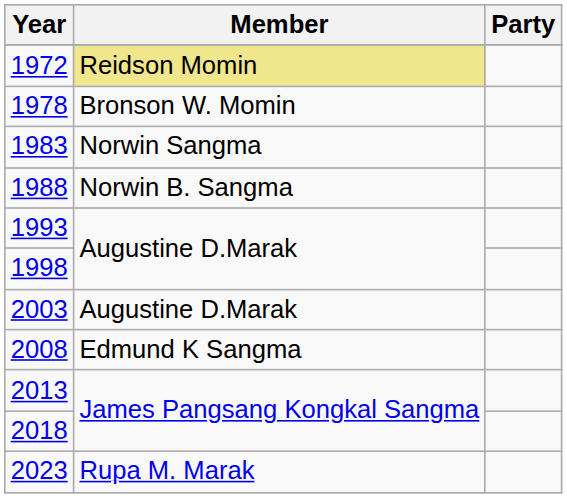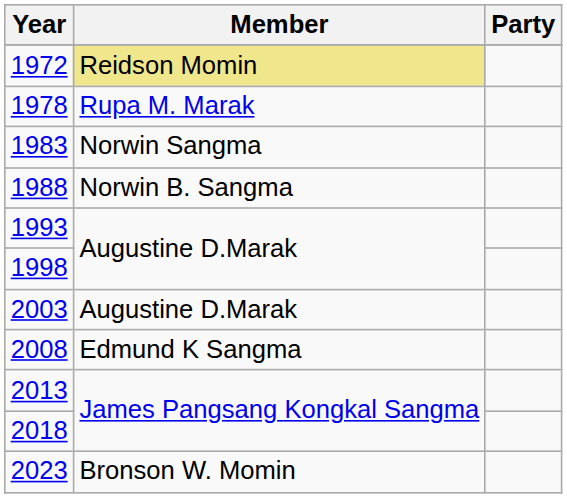(188, 106) Bronson W. Momin -> (167, 106) Rupa M. Marak
(167, 471) Rupa M. Marak -> (188, 471) Bronson W. Momin
